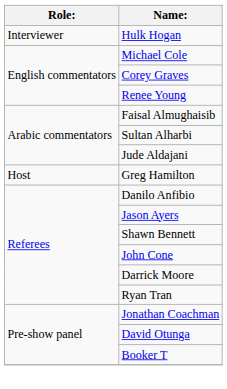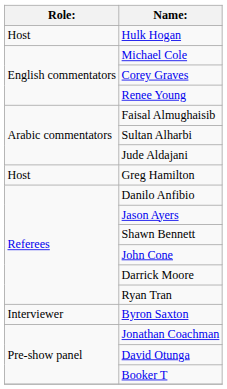(35, 35) Interviewer -> (19, 35) Host
+ row: (155, 314)
